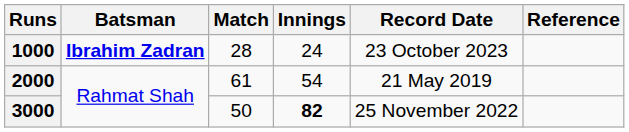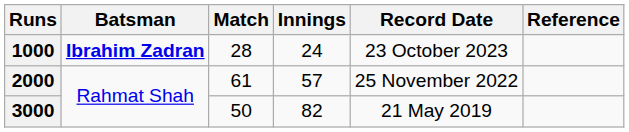(312, 80) 54 -> (312, 80) 57
(437, 80) 21 May 2019 -> (437, 80) 25 November 2022
(312, 111) bold -> (312, 111) normal
(437, 111) 25 November 2022 -> (437, 111) 21 May 2019
